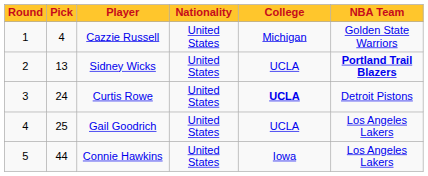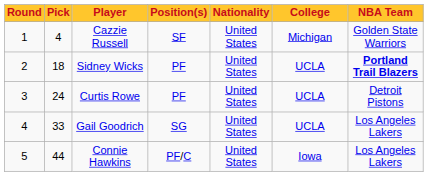+ column: (179, 13)
(62, 66) 13 -> (58, 66) 18
(284, 96) bold -> (310, 96) normal
(62, 126) 25 -> (58, 126) 33
